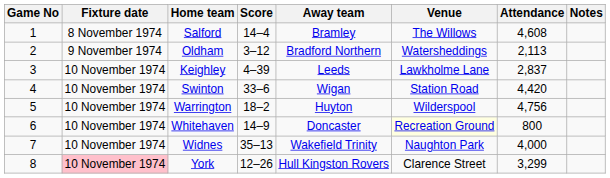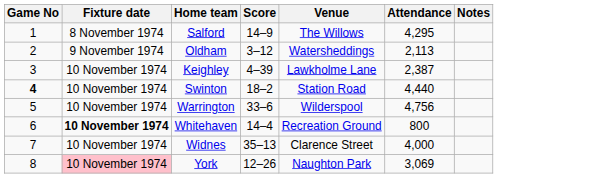- column: (334, 13)
(256, 32) 14–4 -> (260, 32) 14–9
(532, 32) 4,608 -> (419, 32) 4,295
(532, 70) 2,837 -> (419, 70) 2,387
(33, 88) normal -> (33, 88) bold
(256, 88) 33–6 -> (260, 88) 18–2
(532, 88) 4,420 -> (419, 88) 4,440
(256, 107) 18–2 -> (260, 107) 33–6
(115, 126) normal -> (117, 126) bold
(256, 126) 14–9 -> (260, 126) 14–4
(444, 126) lightyellow background -> (332, 126) no background
(444, 145) Naughton Park -> (332, 145) Clarence Street
(444, 164) Clarence Street -> (332, 164) Naughton Park
(532, 164) 3,299 -> (419, 164) 3,069
